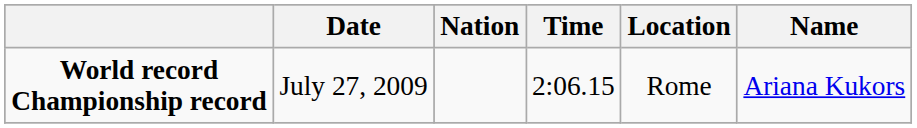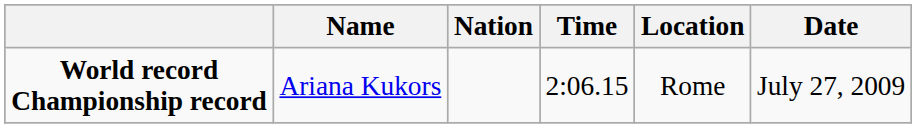columns swapped: (824, 26) <-> (354, 26)
